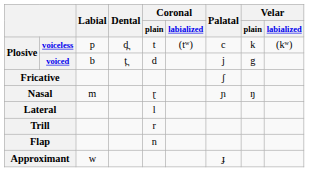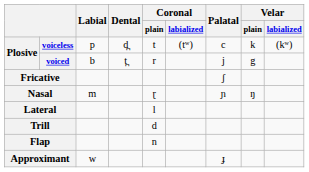(154, 61) d -> (154, 61) r
(154, 126) r -> (154, 126) d
